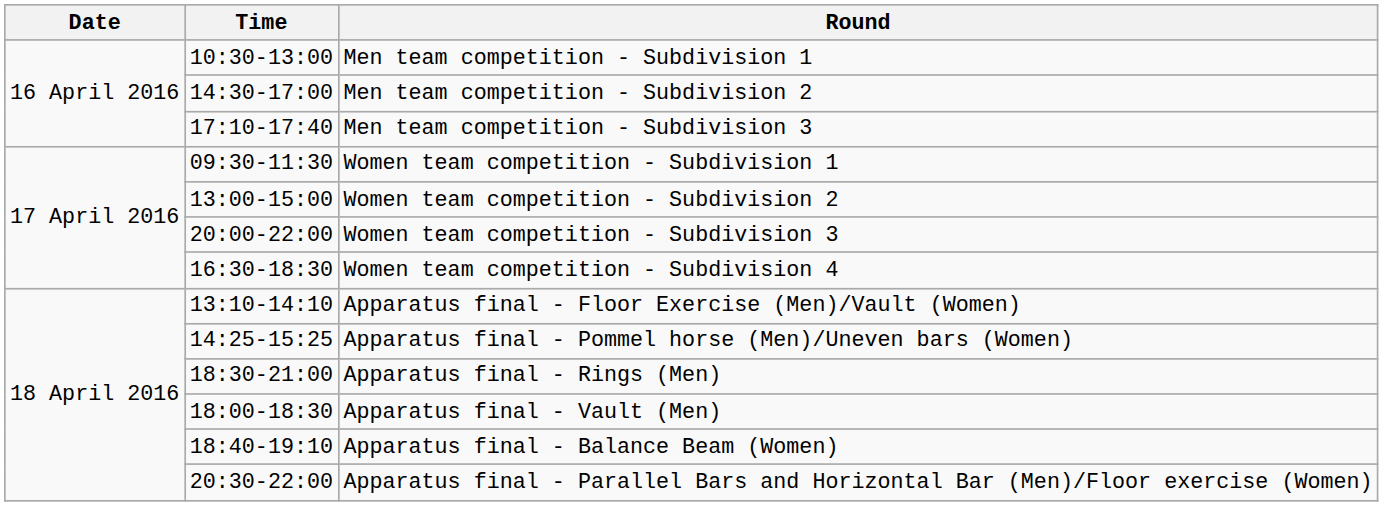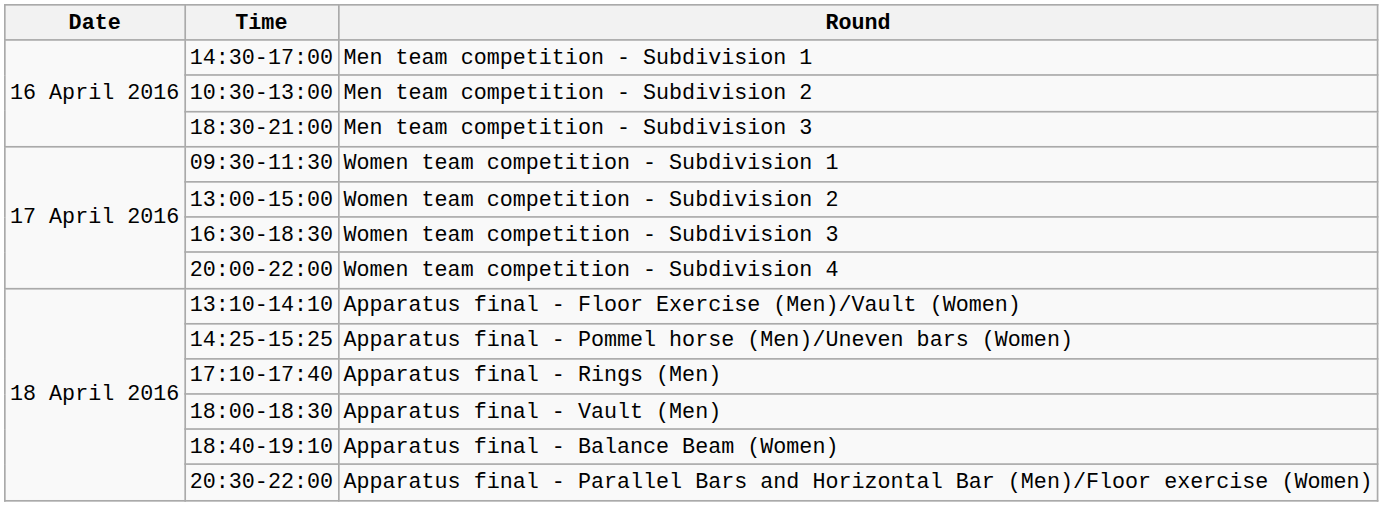(261, 58) 10:30-13:00 -> (261, 58) 14:30-17:00
(261, 93) 14:30-17:00 -> (261, 93) 10:30-13:00
(261, 129) 17:10-17:40 -> (261, 129) 18:30-21:00
(261, 235) 20:00-22:00 -> (261, 235) 16:30-18:30
(261, 270) 16:30-18:30 -> (261, 270) 20:00-22:00
(261, 376) 18:30-21:00 -> (261, 376) 17:10-17:40
